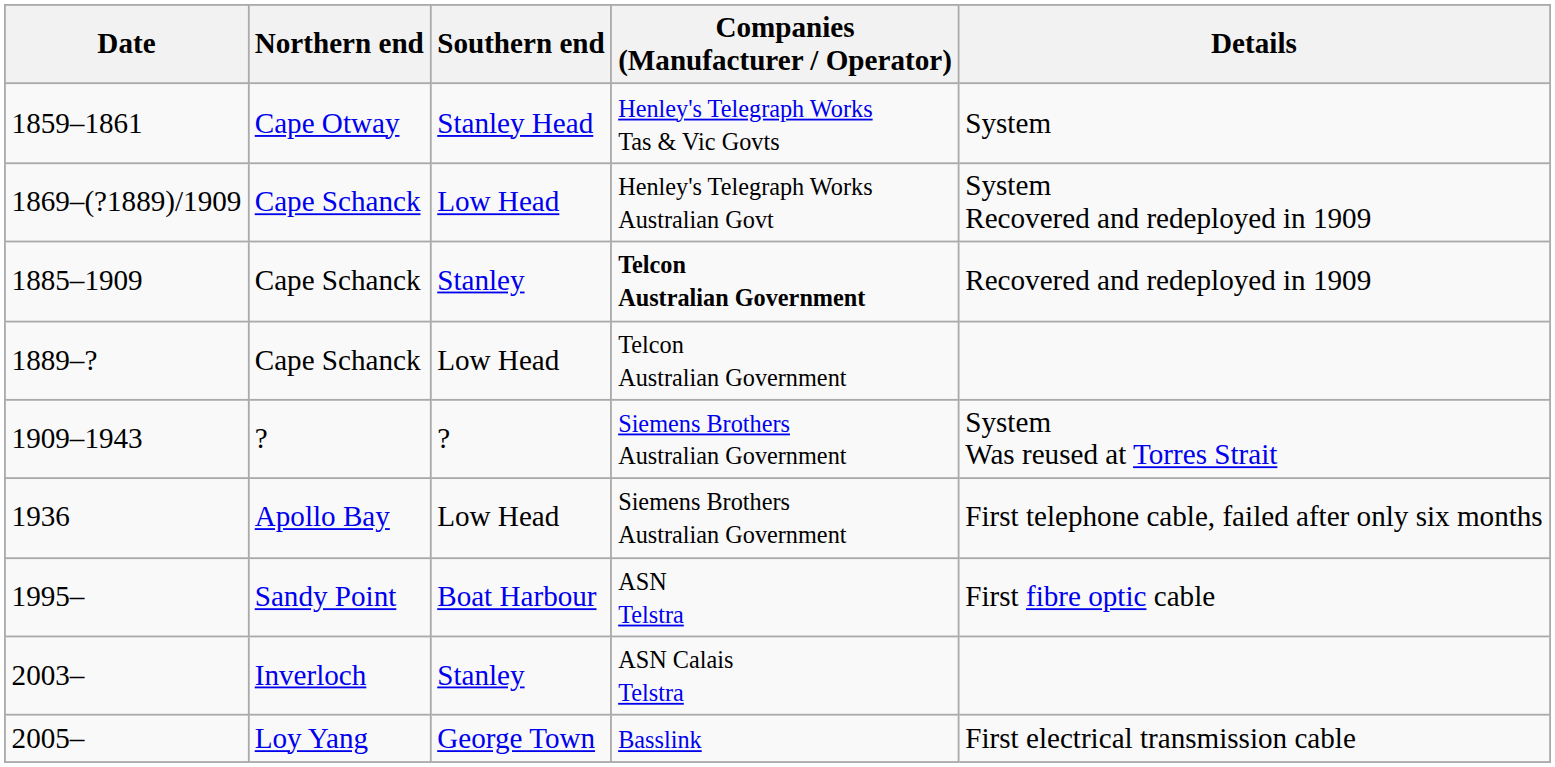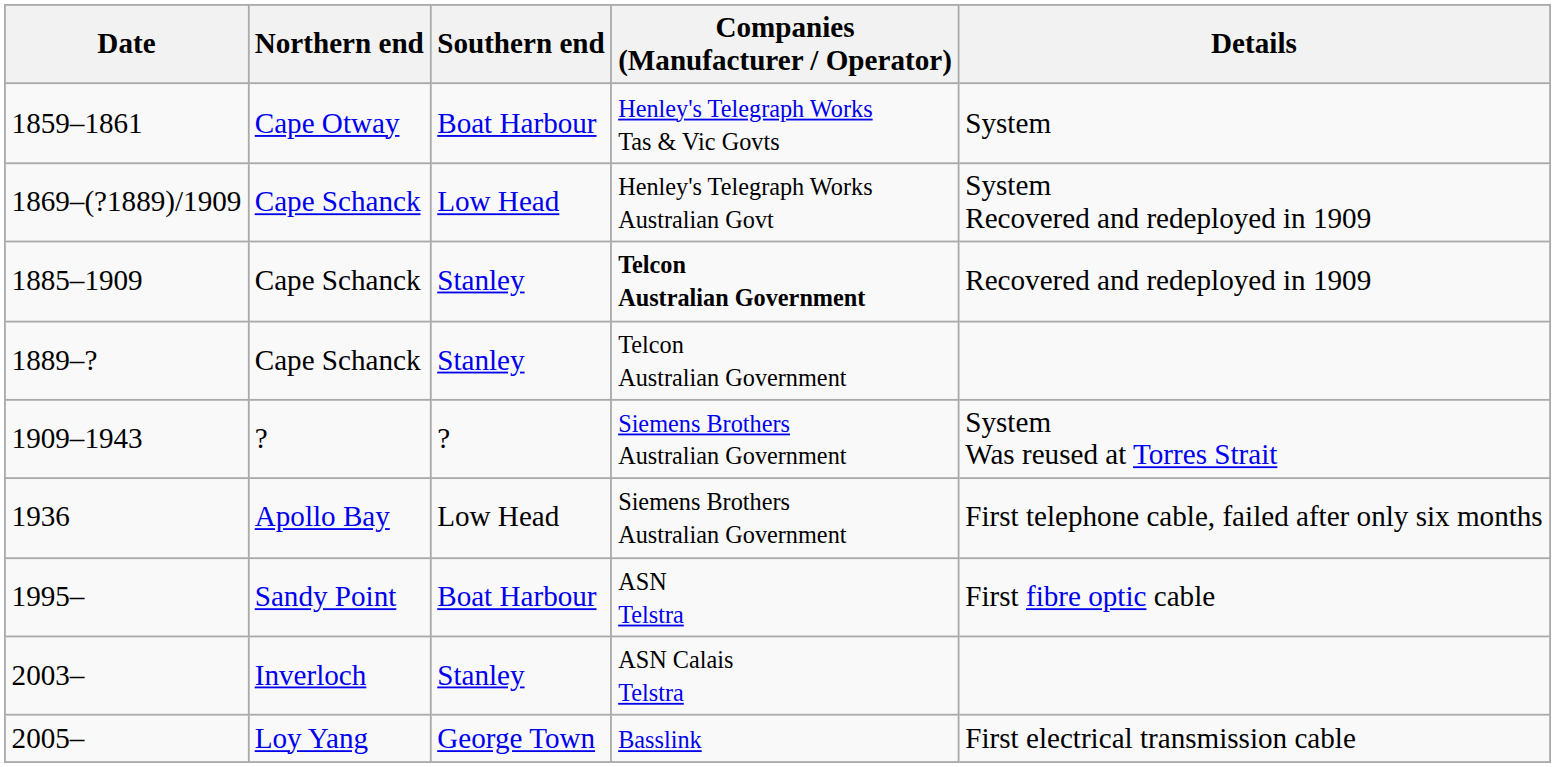(515, 122) Stanley Head -> (517, 122) Boat Harbour
(498, 359) Low Head -> (481, 359) Stanley
